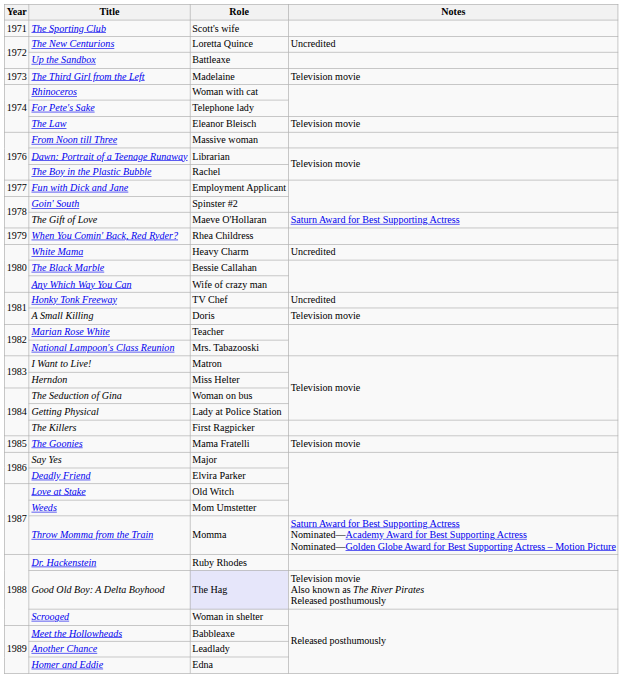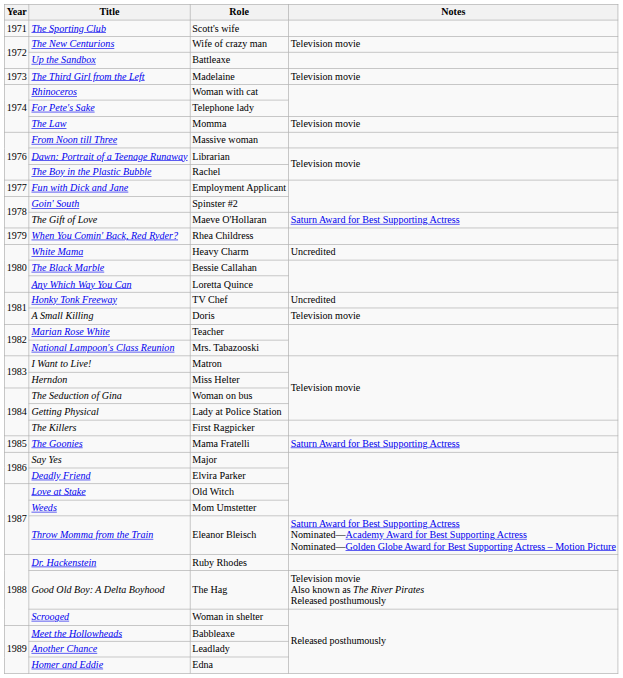(223, 44) Loretta Quince -> (230, 44) Wife of crazy man
(313, 44) Uncredited -> (325, 44) Television movie
(224, 124) Eleanor Bleisch -> (209, 124) Momma
(230, 284) Wife of crazy man -> (223, 284) Loretta Quince
(325, 444) Television movie -> (375, 444) Saturn Award for Best Supporting Actress
(209, 535) Momma -> (224, 535) Eleanor Bleisch
(210, 590) lavender background -> (210, 590) no background
